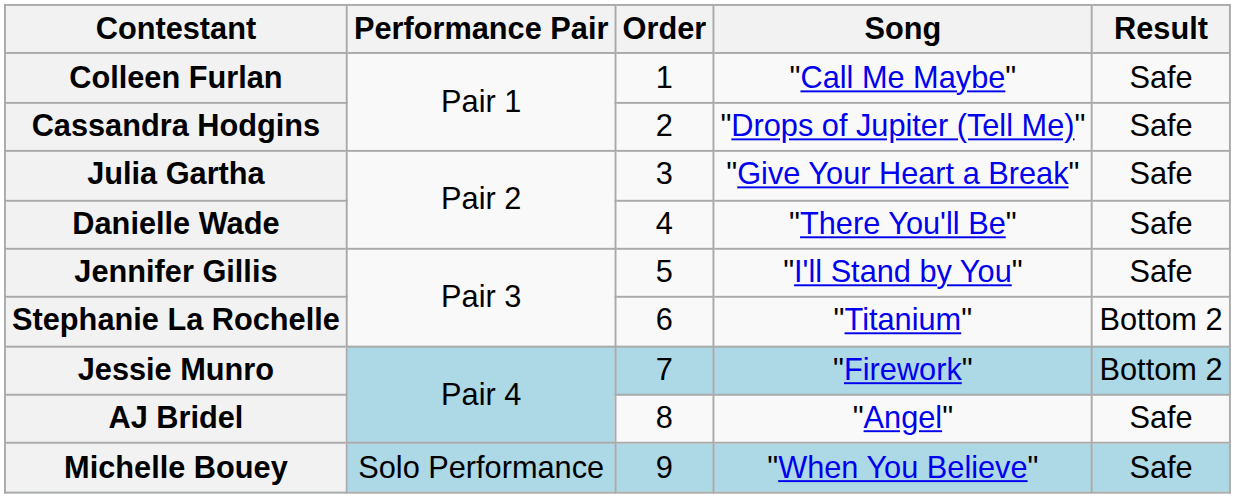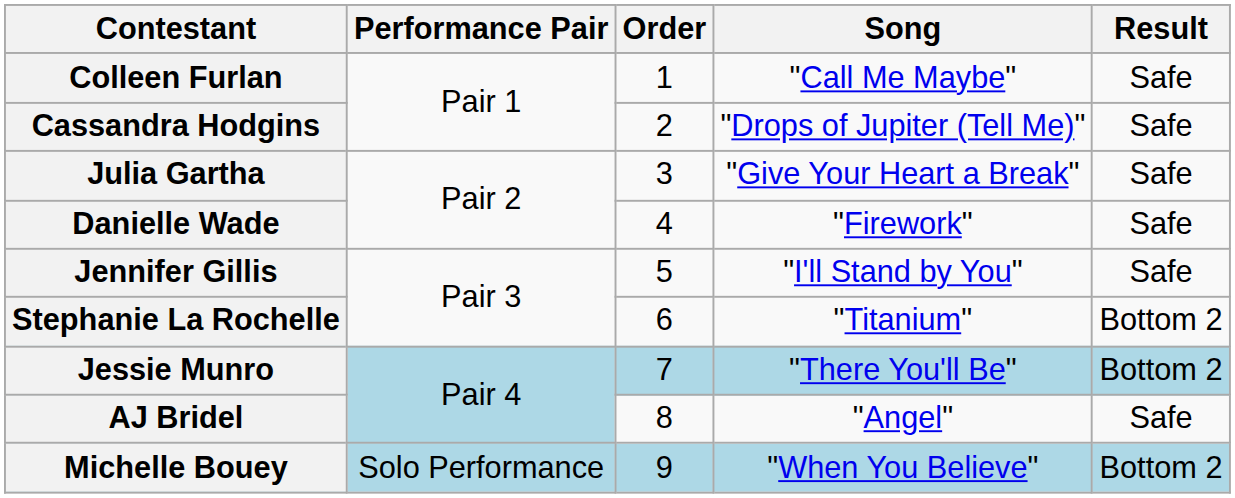(903, 223) "There You'll Be" -> (903, 223) "Firework"
(903, 369) "Firework" -> (903, 369) "There You'll Be"
(1161, 467) Safe -> (1161, 467) Bottom 2
